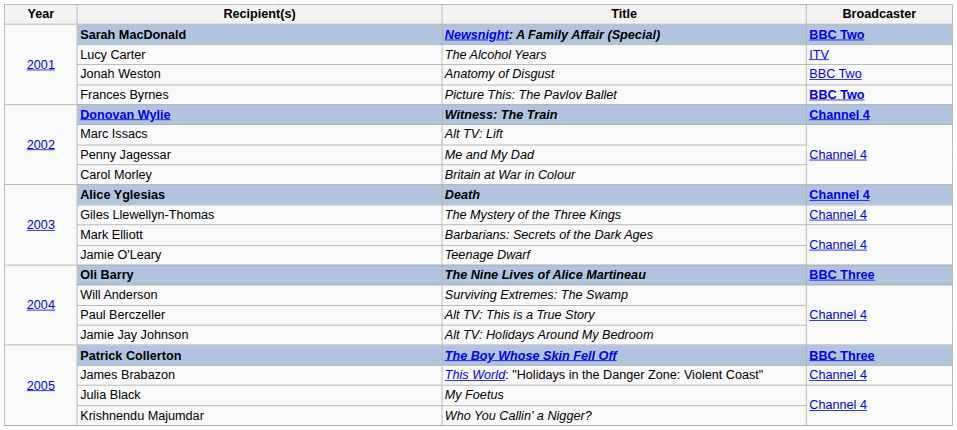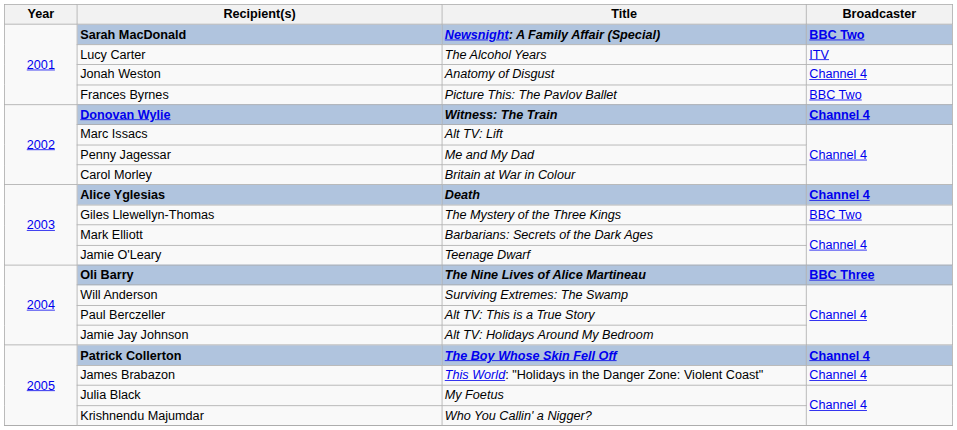(836, 74) BBC Two -> (838, 74) Channel 4
(837, 94) bold -> (836, 94) normal
(838, 214) Channel 4 -> (836, 214) BBC Two
(842, 355) BBC Three -> (840, 355) Channel 4
